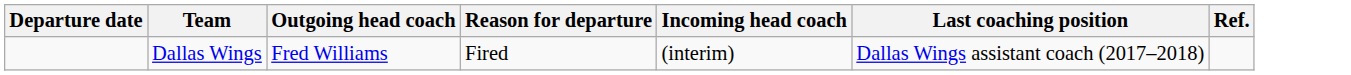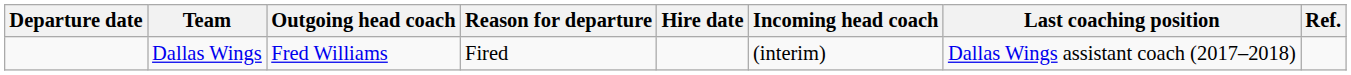+ column: (702, 20)
